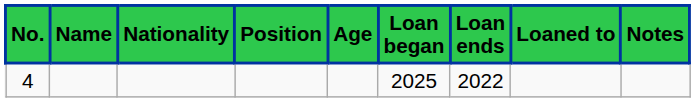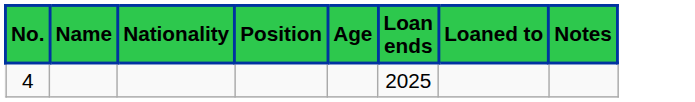- column: (414, 34)
(480, 80) 2022 -> (408, 80) 2025
